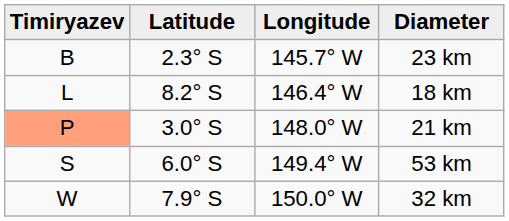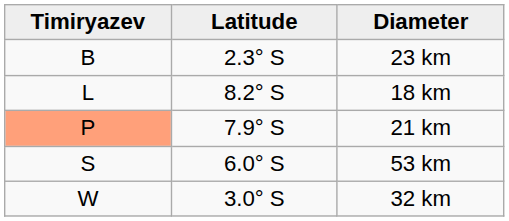- column: (317, 22)
(192, 127) 3.0° S -> (254, 127) 7.9° S
(192, 198) 7.9° S -> (254, 198) 3.0° S
